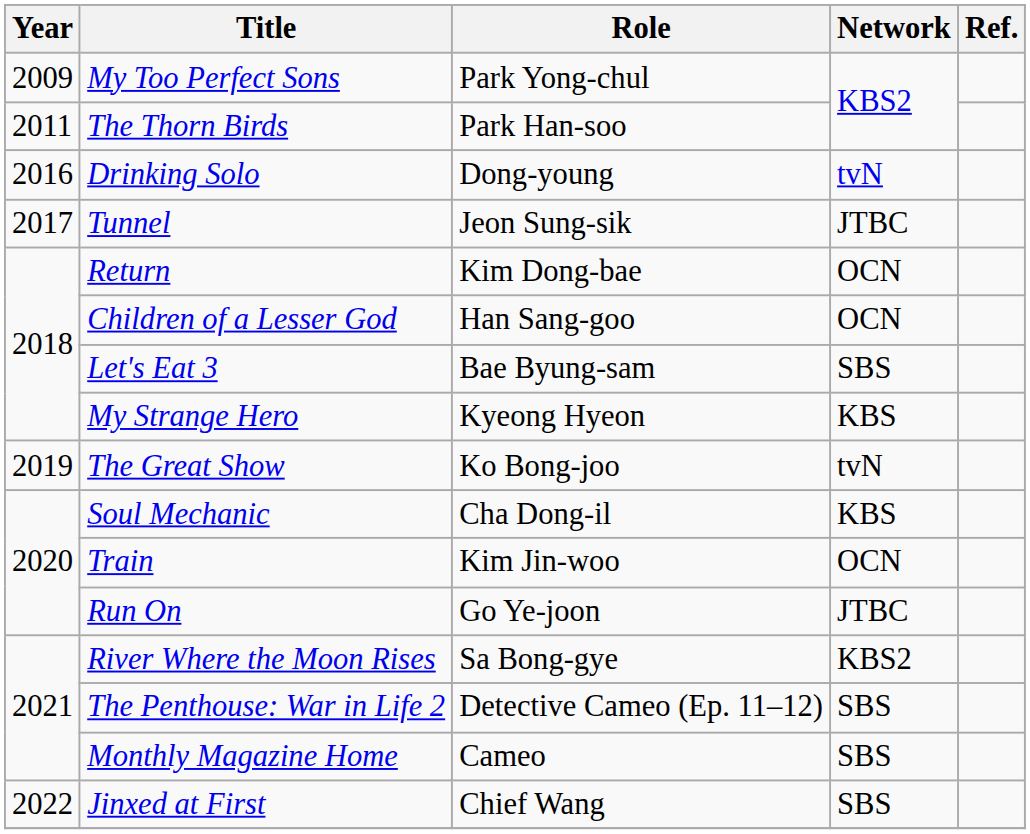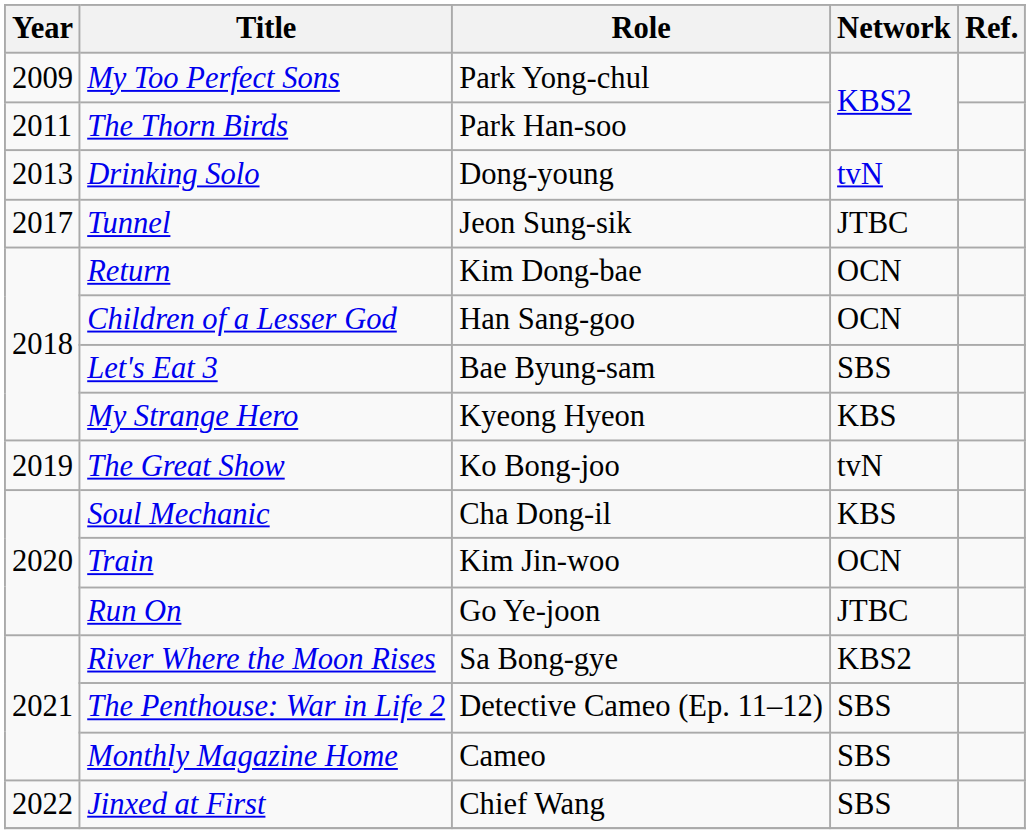(43, 174) 2016 -> (43, 174) 2013
